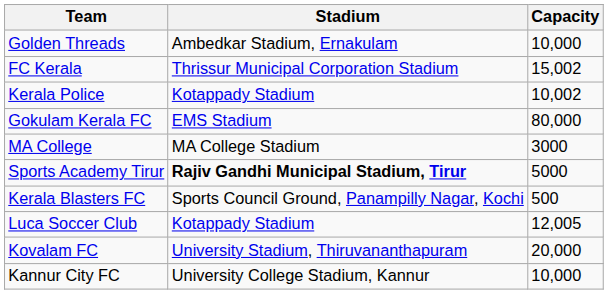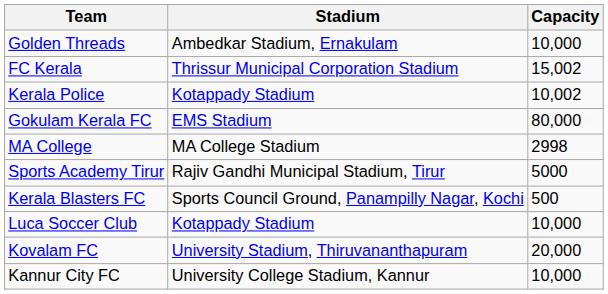(549, 146) 3000 -> (549, 146) 2998
(319, 172) bold -> (308, 172) normal
(556, 224) 12,005 -> (556, 224) 10,000
